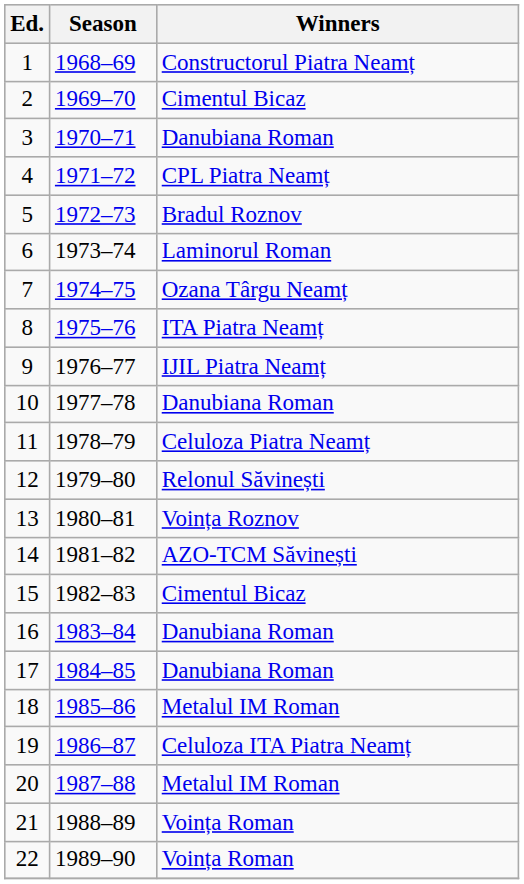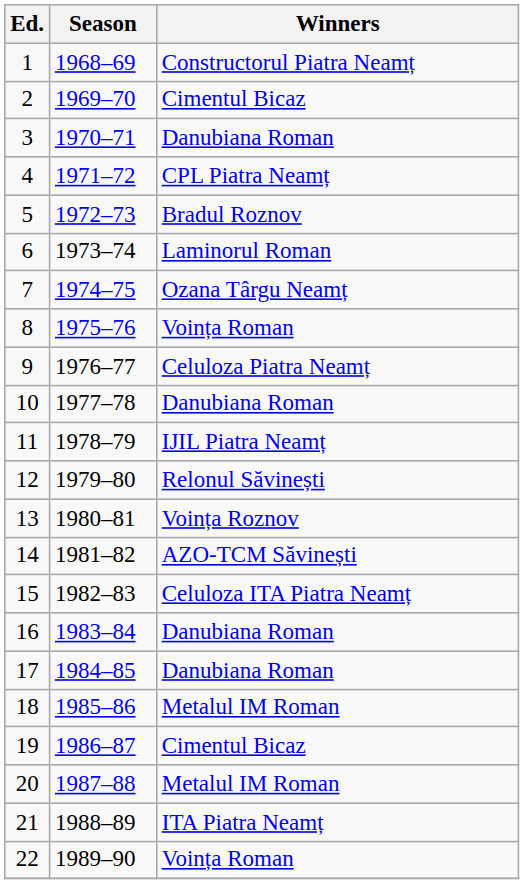(243, 327) ITA Piatra Neamț -> (228, 327) Voința Roman
(244, 365) IJIL Piatra Neamț -> (266, 365) Celuloza Piatra Neamț
(266, 441) Celuloza Piatra Neamț -> (244, 441) IJIL Piatra Neamț
(234, 593) Cimentul Bicaz -> (286, 593) Celuloza ITA Piatra Neamț
(286, 745) Celuloza ITA Piatra Neamț -> (234, 745) Cimentul Bicaz
(228, 821) Voința Roman -> (243, 821) ITA Piatra Neamț
